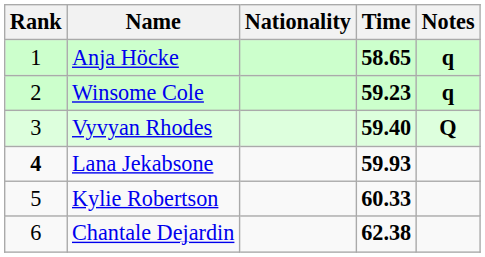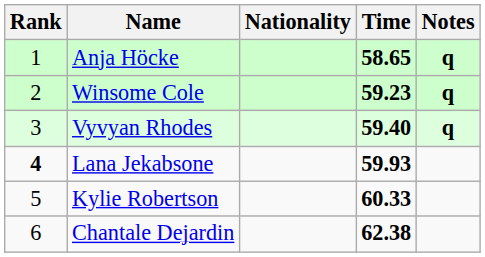(448, 127) Q -> (448, 127) q
